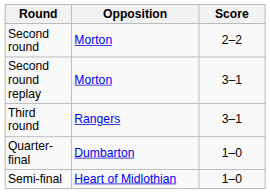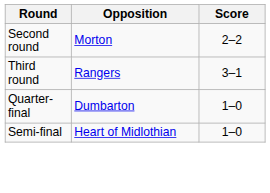- row: (29, 80)
